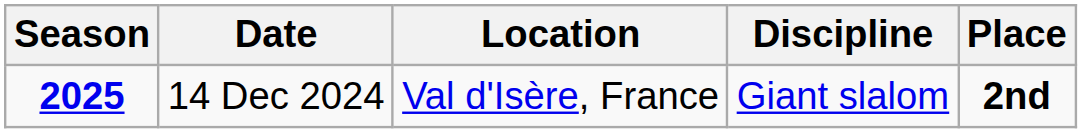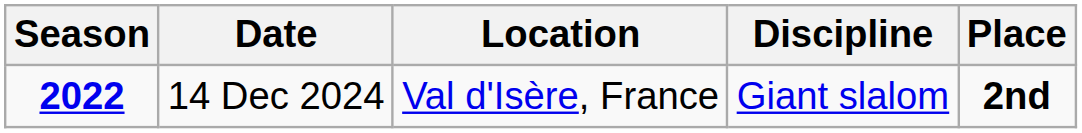(82, 95) 2025 -> (82, 95) 2022
